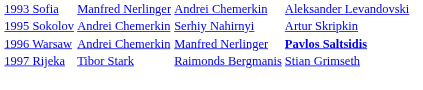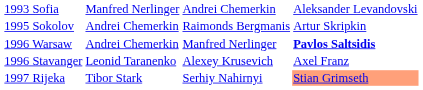(214, 26) Serhiy Nahirnyi -> (236, 26) Raimonds Bergmanis
+ row: (43, 60)
(228, 60) Raimonds Bergmanis -> (223, 78) Serhiy Nahirnyi
(322, 60) no background -> (331, 78) lightsalmon background
